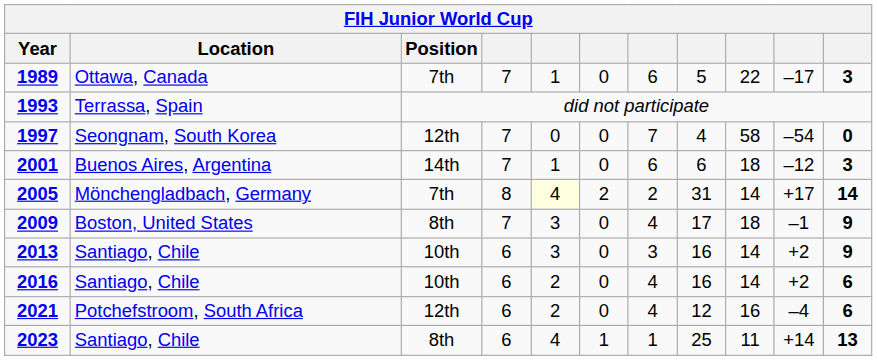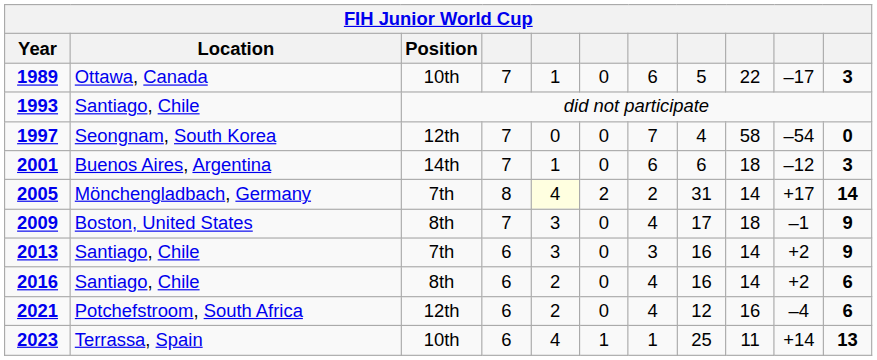(442, 77) 7th -> (442, 77) 10th
(139, 106) Terrassa, Spain -> (137, 106) Santiago, Chile
(442, 252) 10th -> (442, 252) 7th
(442, 281) 10th -> (442, 281) 8th
(137, 340) Santiago, Chile -> (139, 340) Terrassa, Spain
(442, 340) 8th -> (442, 340) 10th
